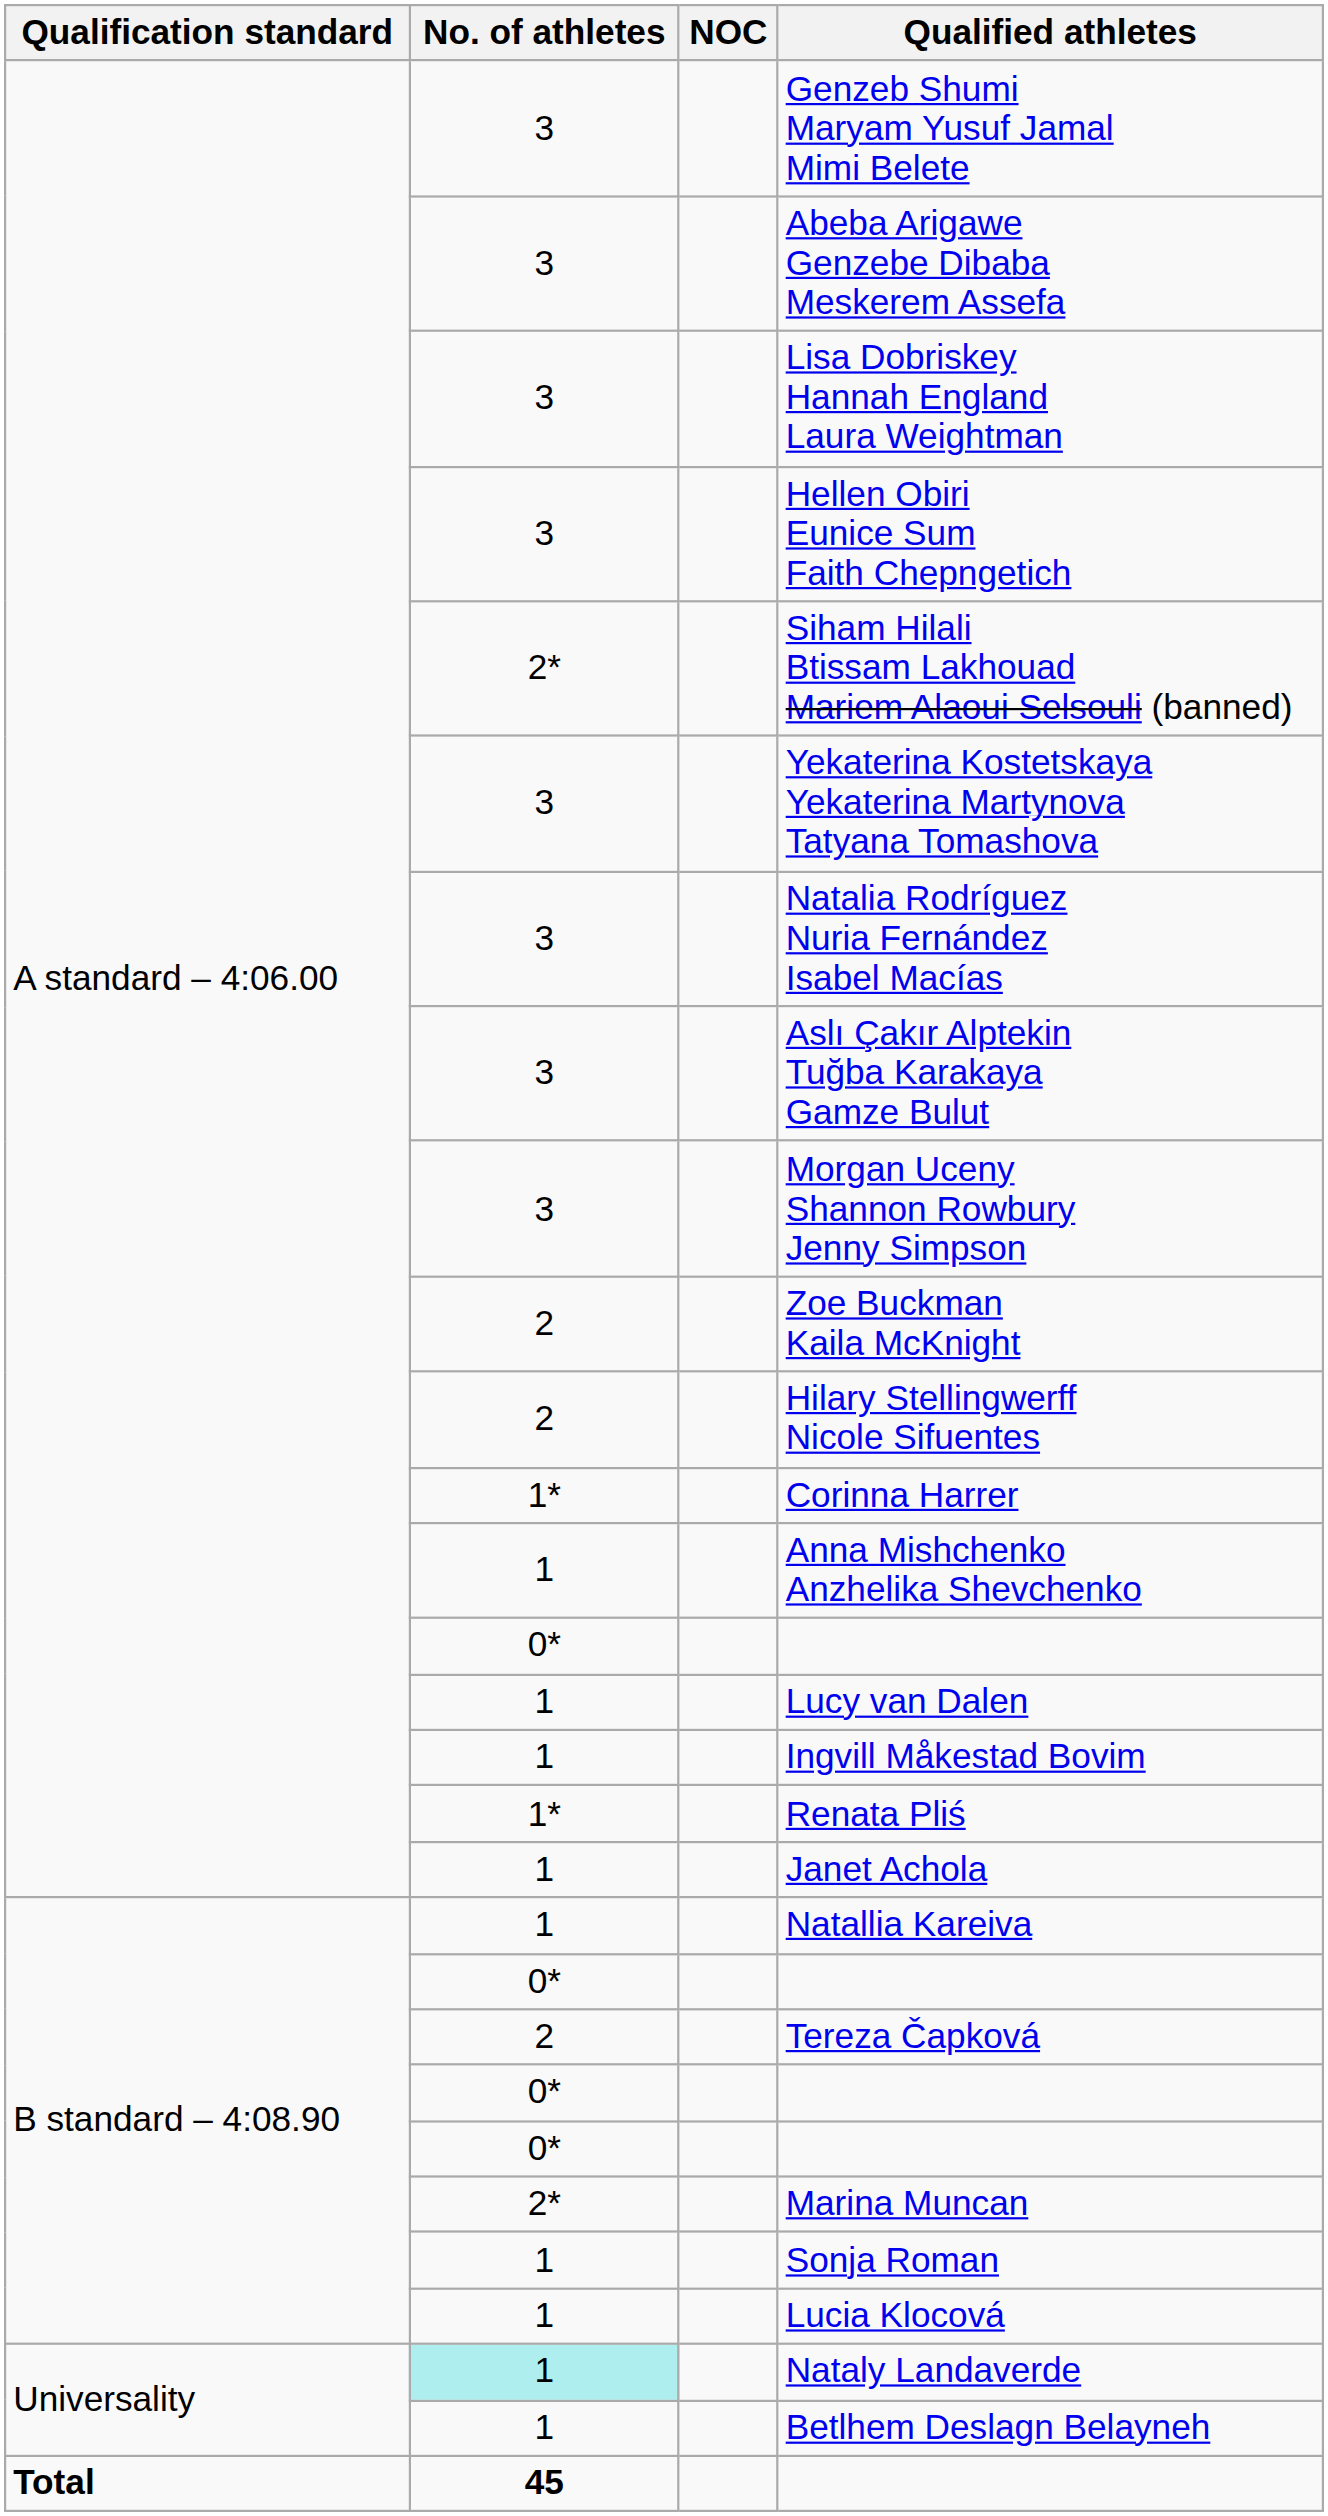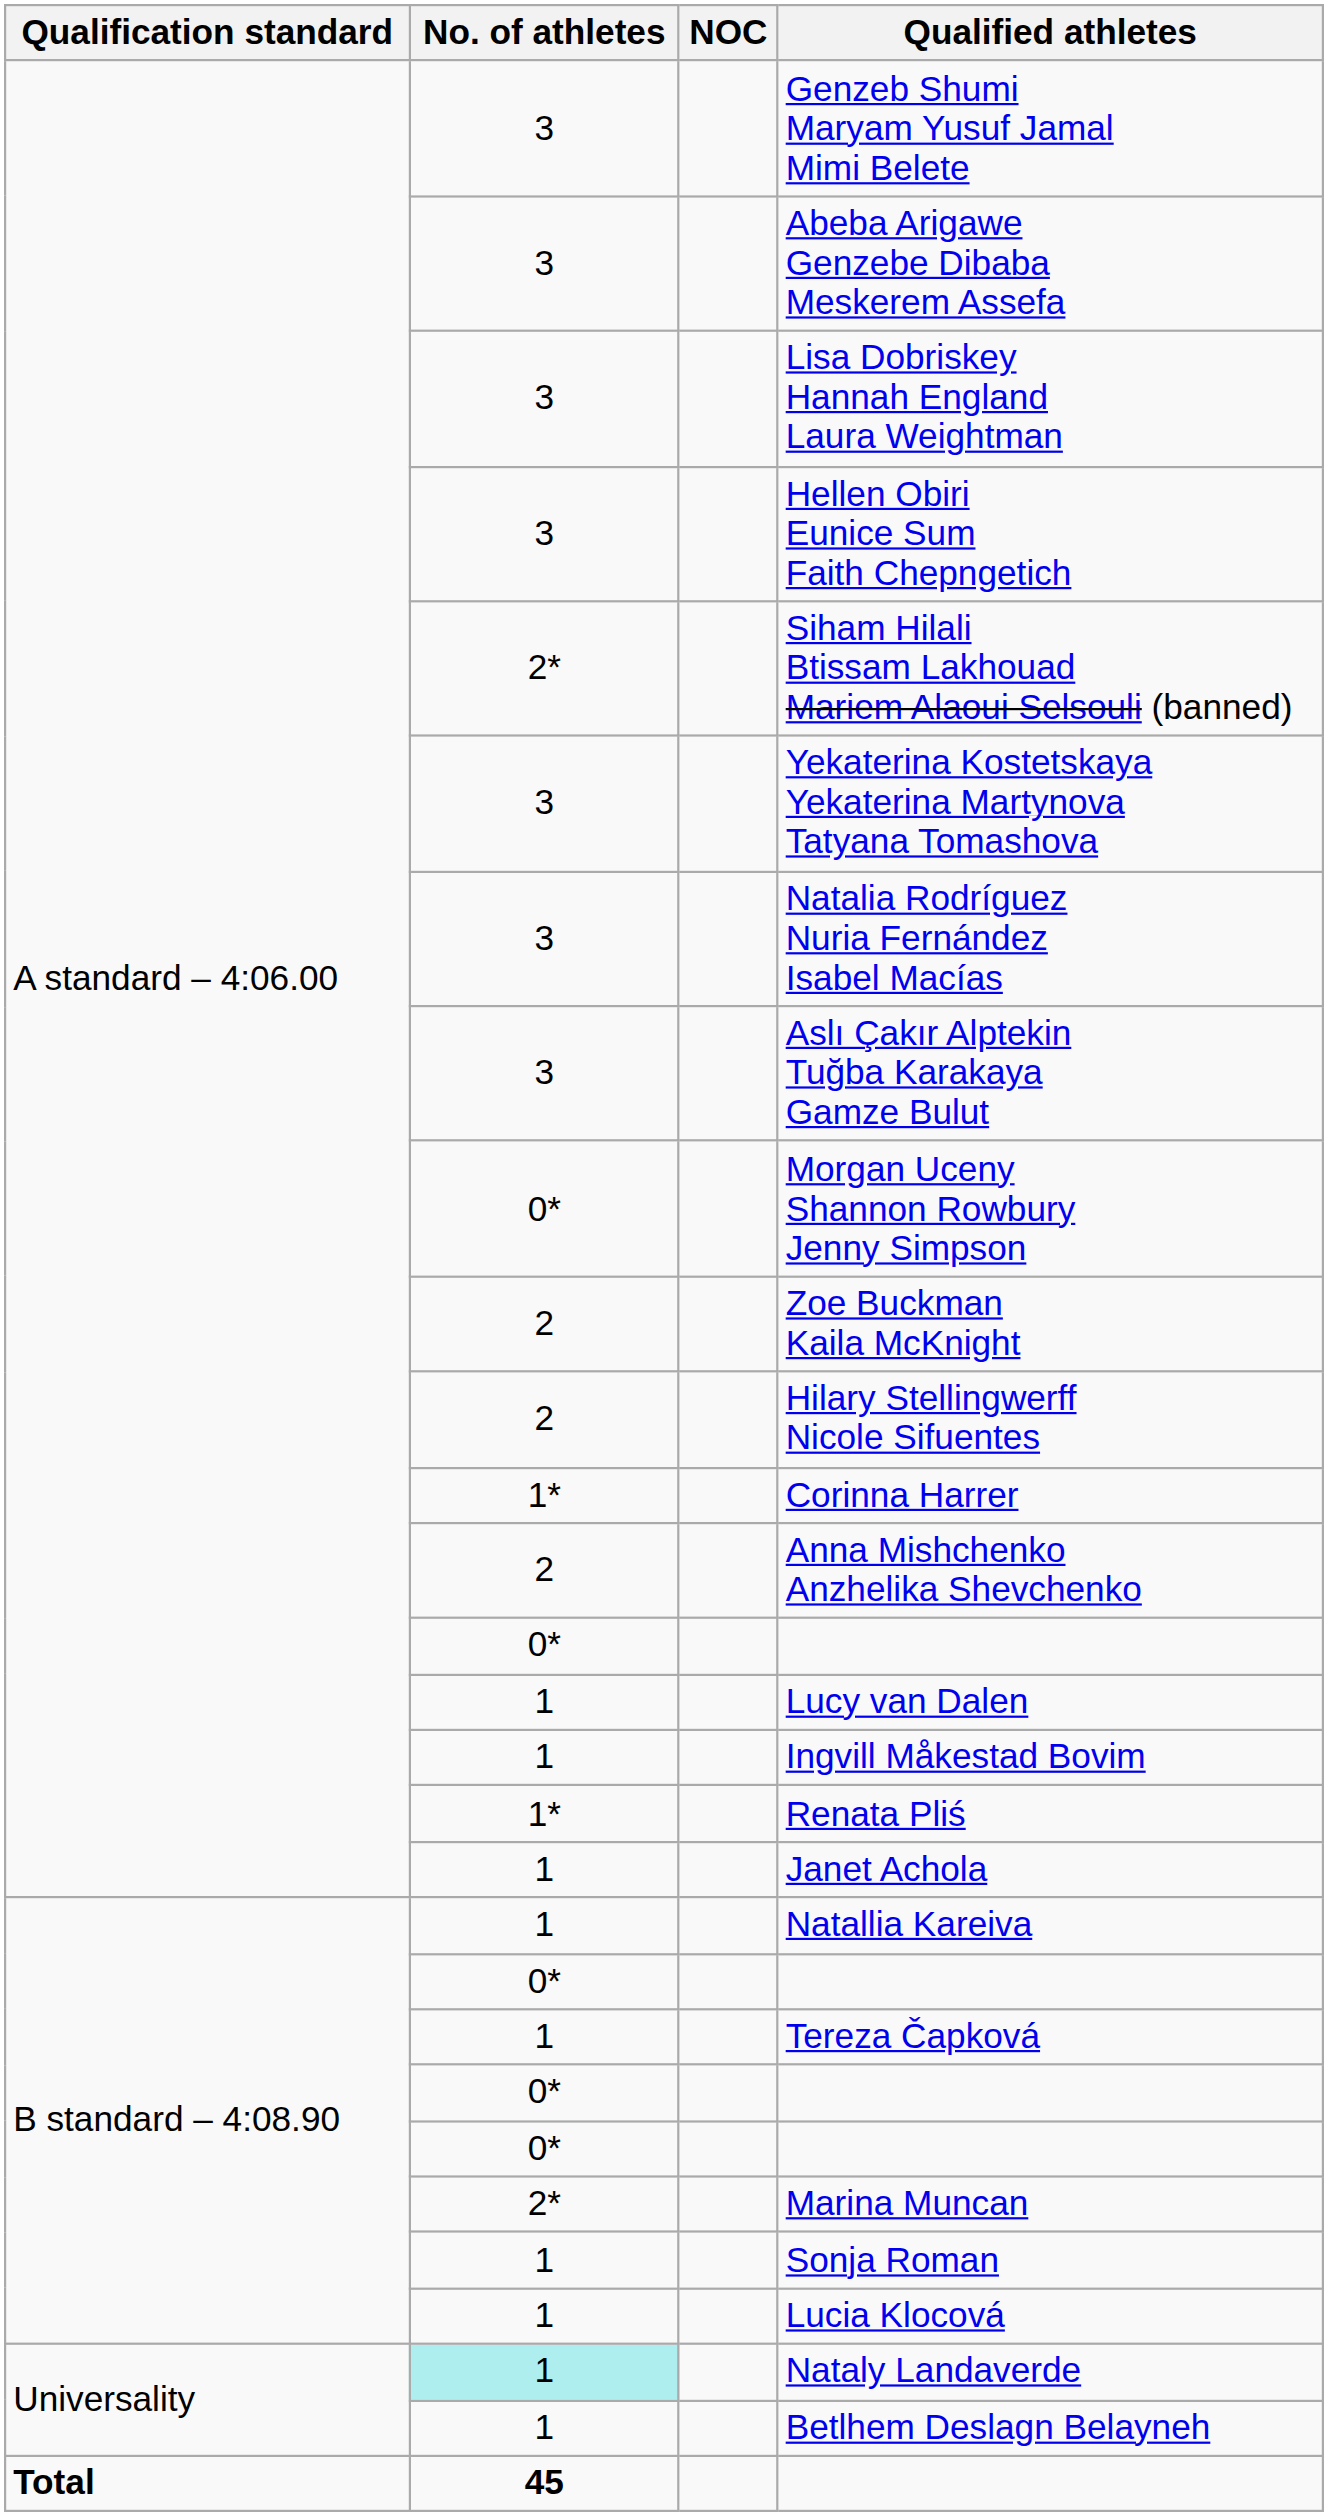(544, 1208) 3 -> (544, 1208) 0*
(544, 1569) 1 -> (544, 1569) 2
(544, 2036) 2 -> (544, 2036) 1
